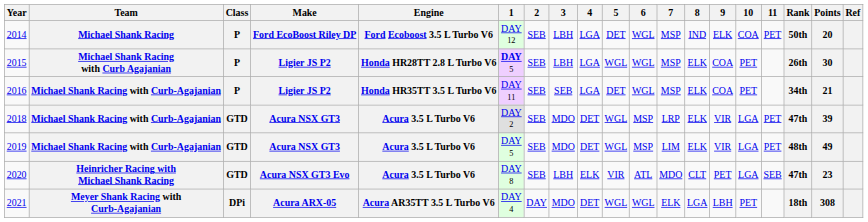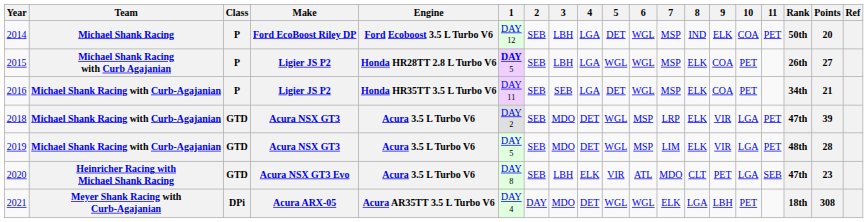(827, 62) 30 -> (827, 62) 27
(827, 146) 49 -> (827, 146) 28
